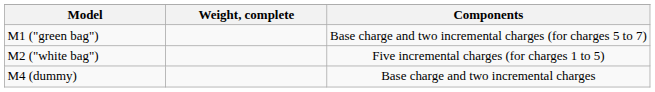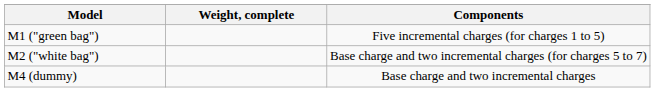(488, 35) Base charge and two incremental charges (for charges 5 to 7) -> (488, 35) Five incremental charges (for charges 1 to 5)
(488, 55) Five incremental charges (for charges 1 to 5) -> (488, 55) Base charge and two incremental charges (for charges 5 to 7)
